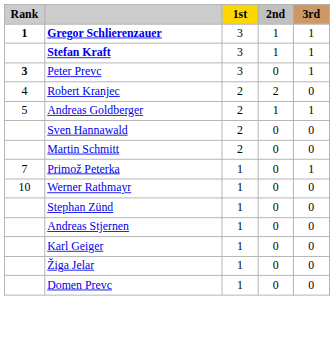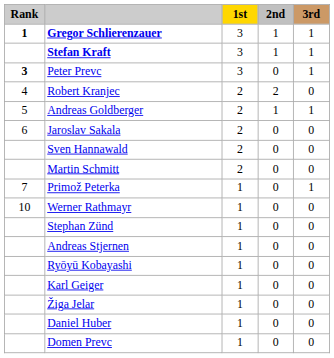+ row: (84, 130)
+ row: (90, 265)
+ row: (79, 323)
